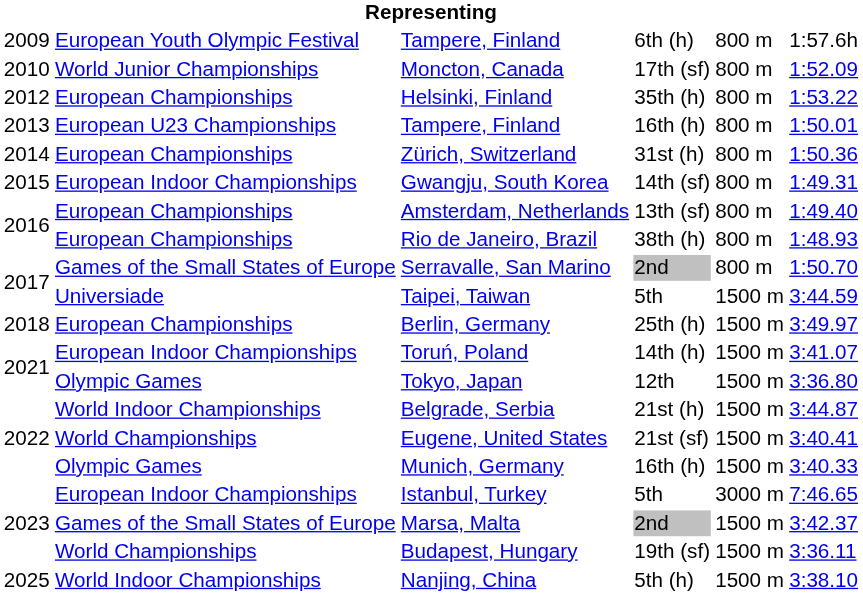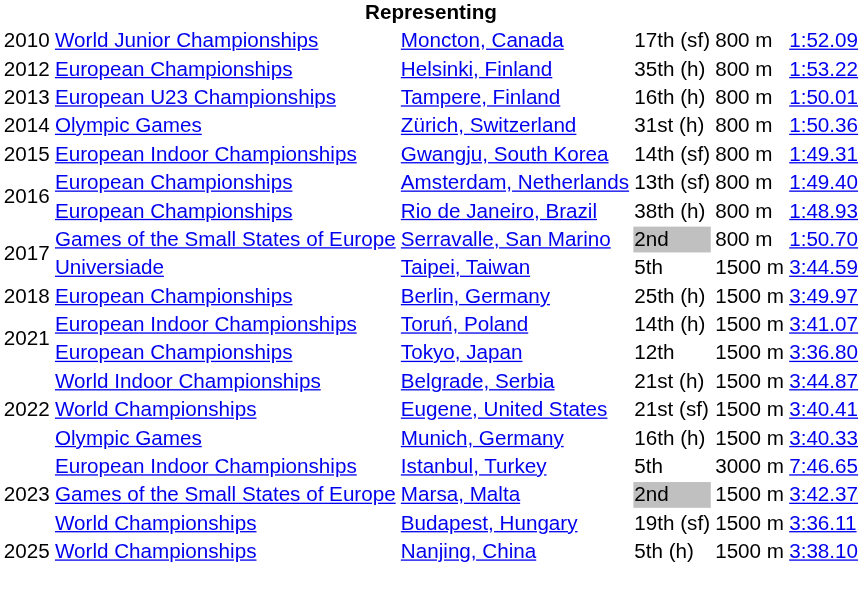- row: (481, 40)
(174, 154) European Championships -> (128, 125) Olympic Games
(128, 381) Olympic Games -> (174, 352) European Championships
(188, 579) World Indoor Championships -> (156, 551) World Championships
